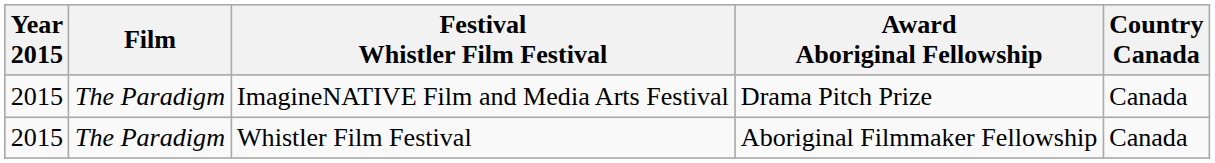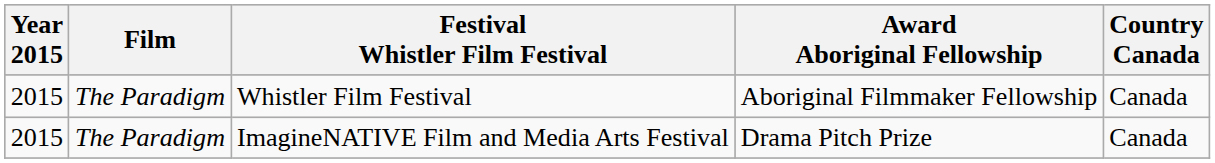rows swapped: (354, 137) <-> (483, 95)
